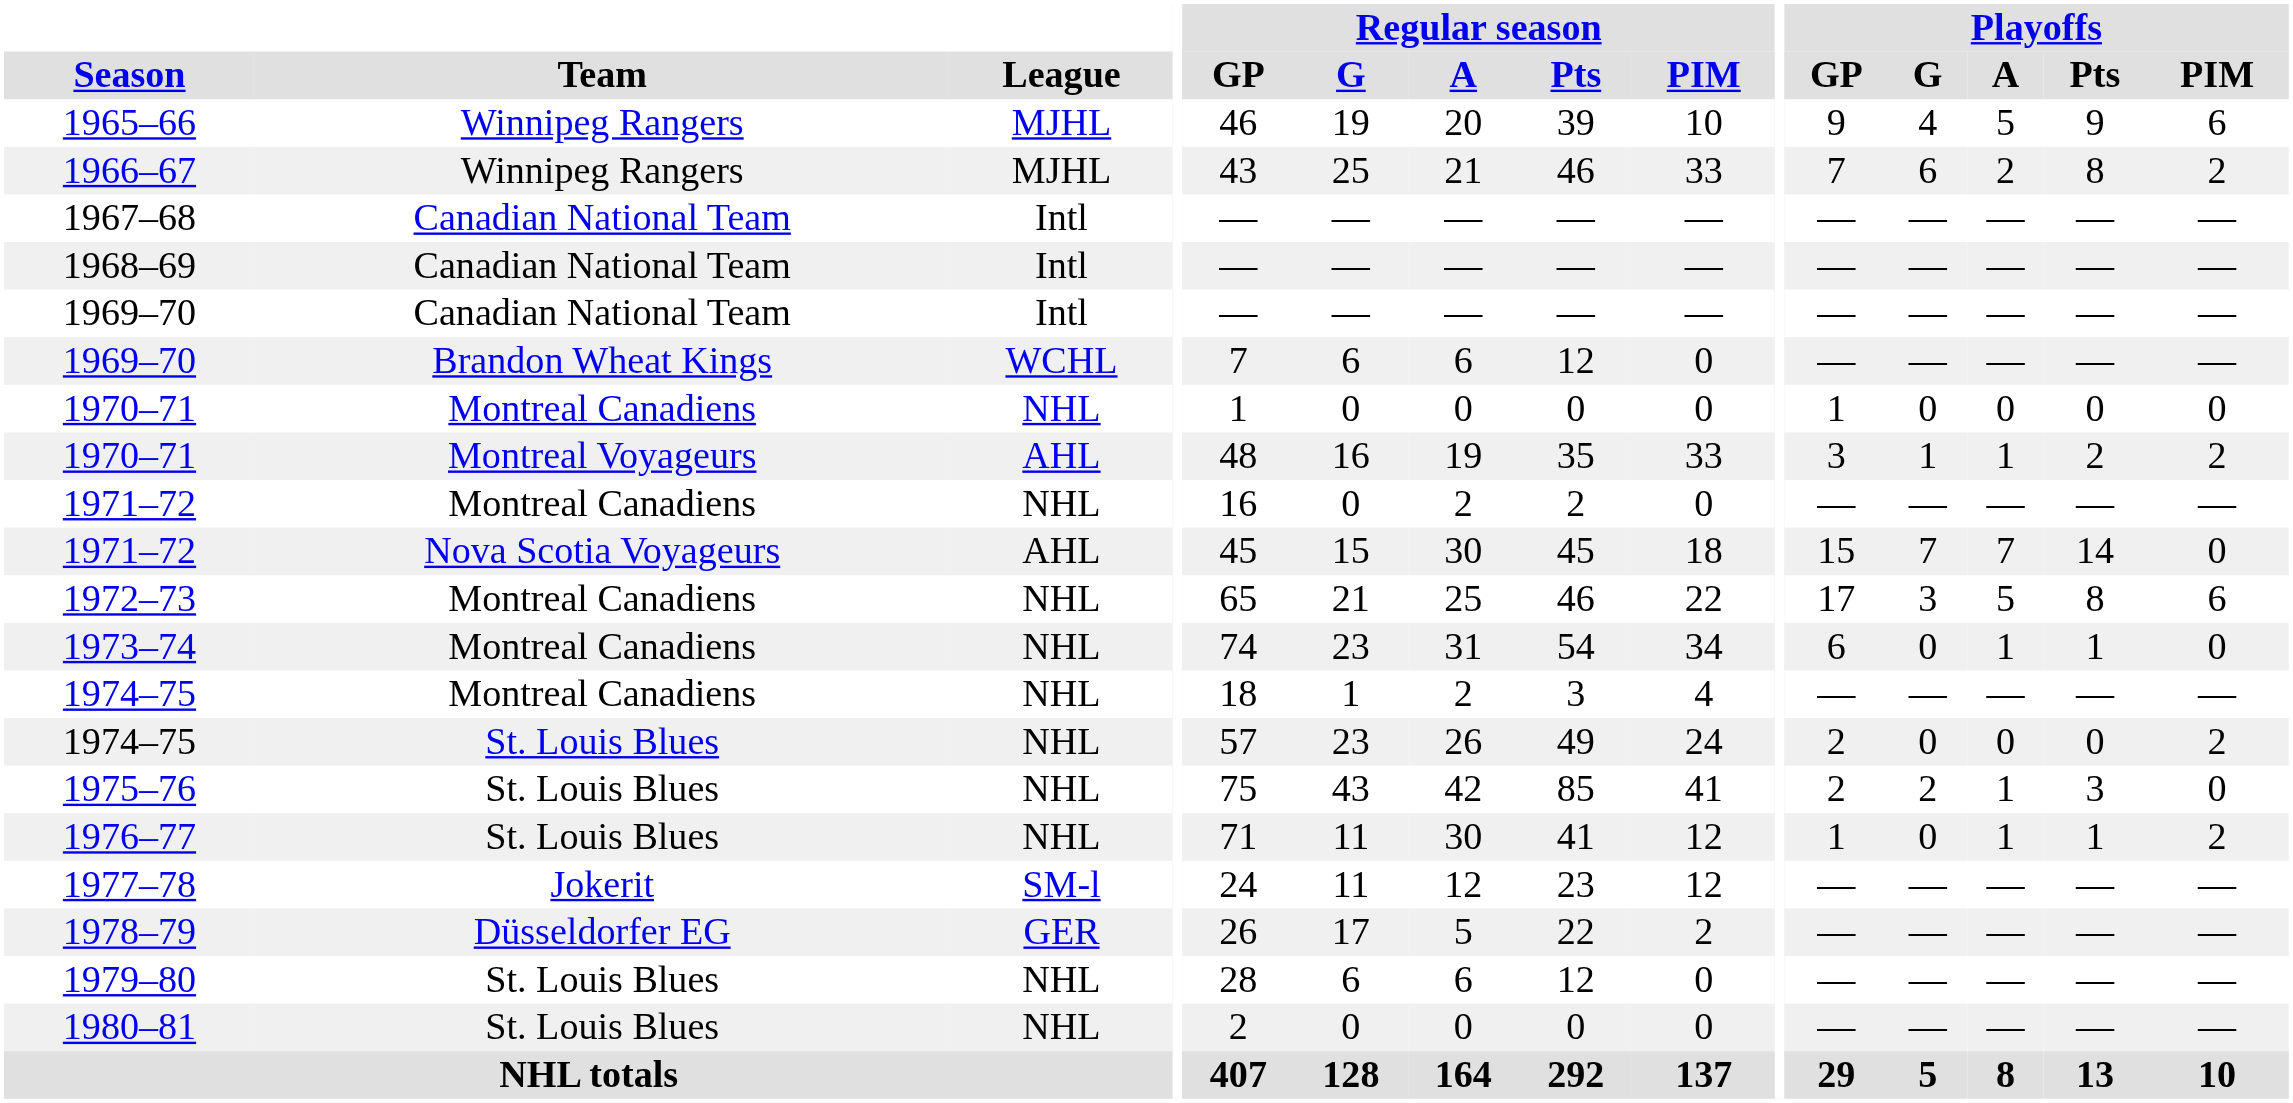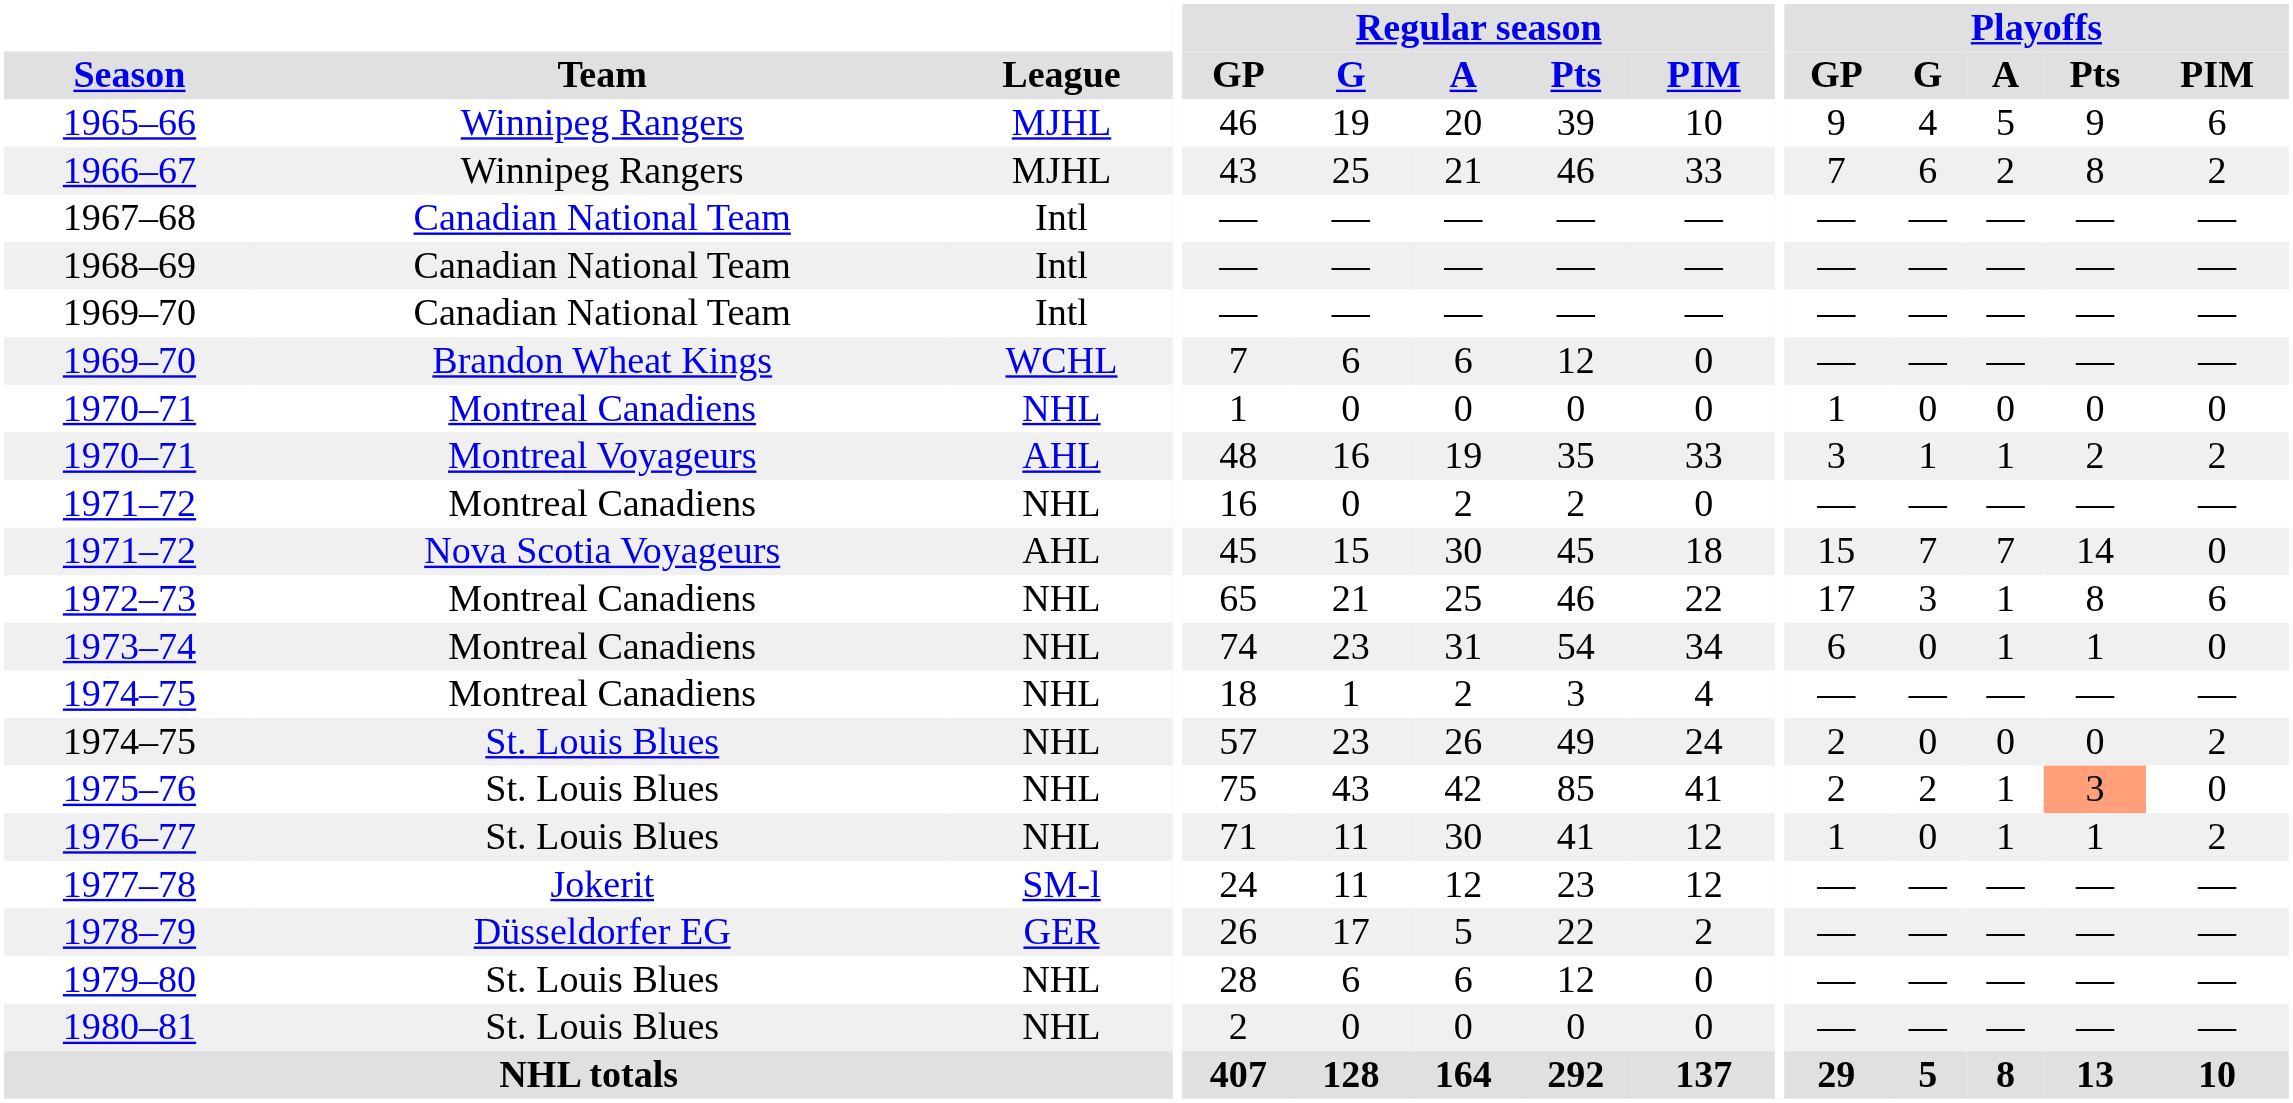(2006, 598) 5 -> (2006, 598) 1
(2095, 788) no background -> (2095, 788) lightsalmon background
